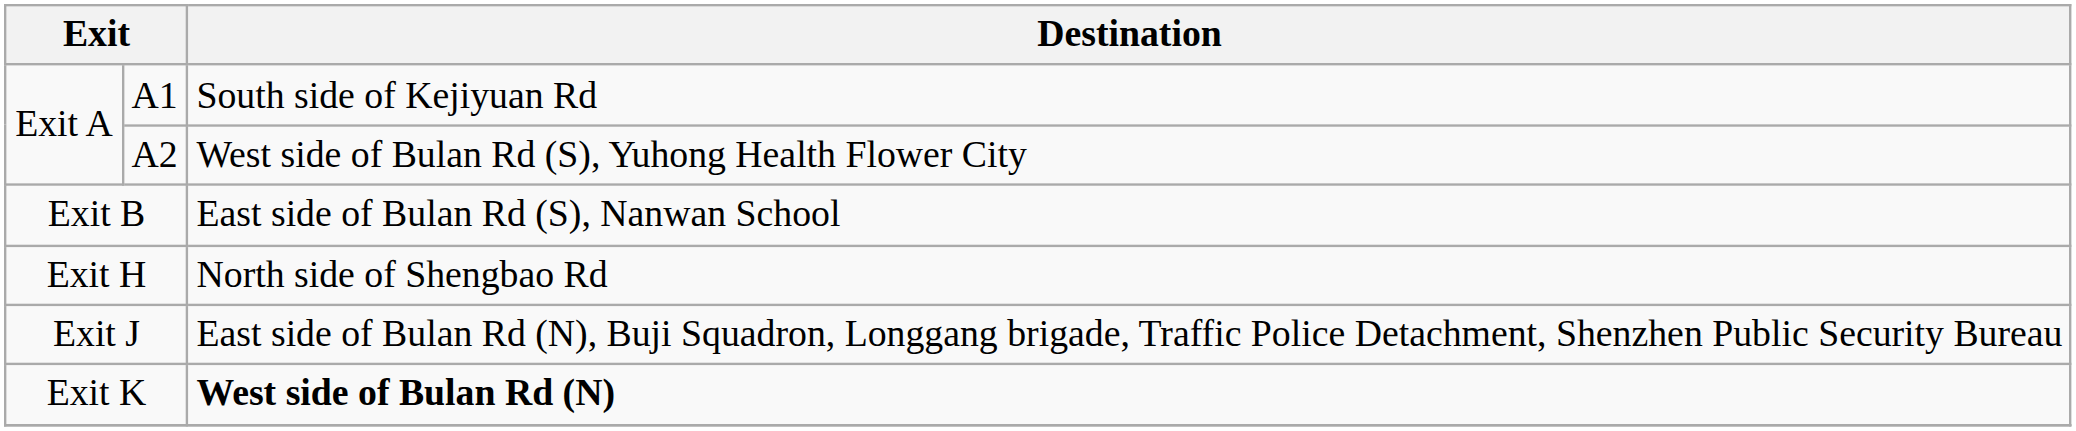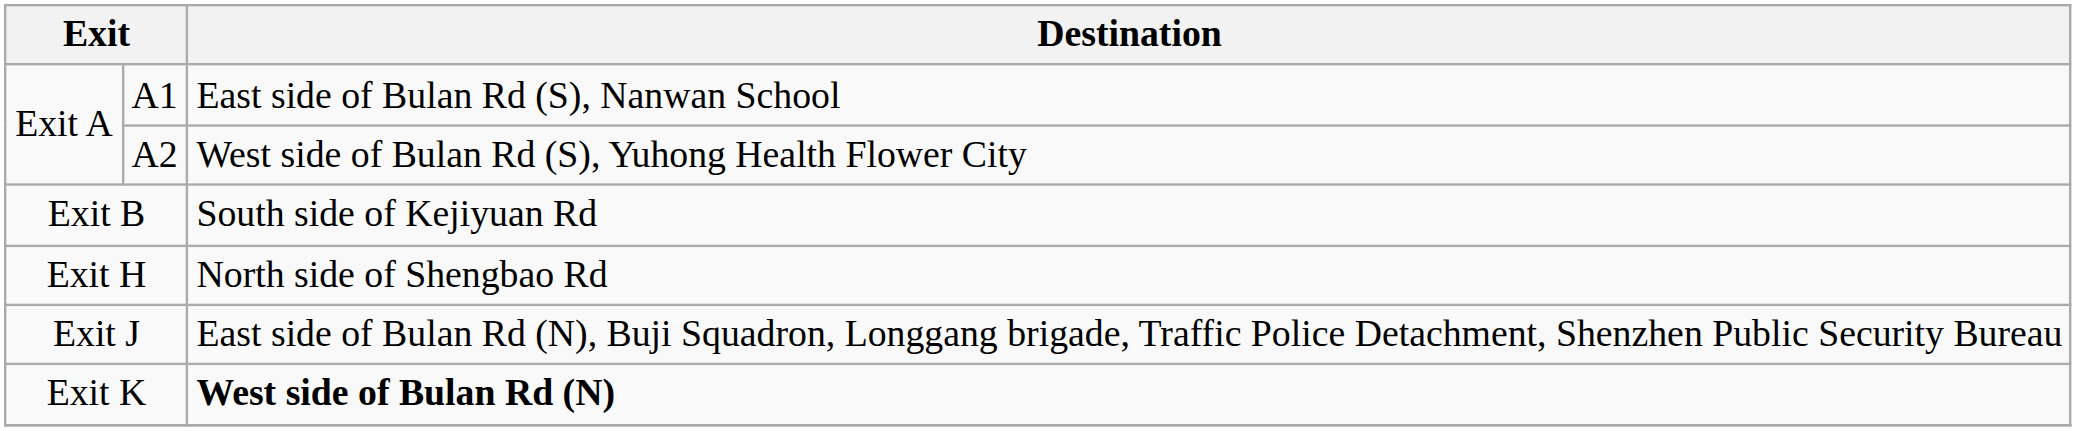(397, 94) South side of Kejiyuan Rd -> (518, 94) East side of Bulan Rd (S), Nanwan School
(518, 214) East side of Bulan Rd (S), Nanwan School -> (397, 214) South side of Kejiyuan Rd
